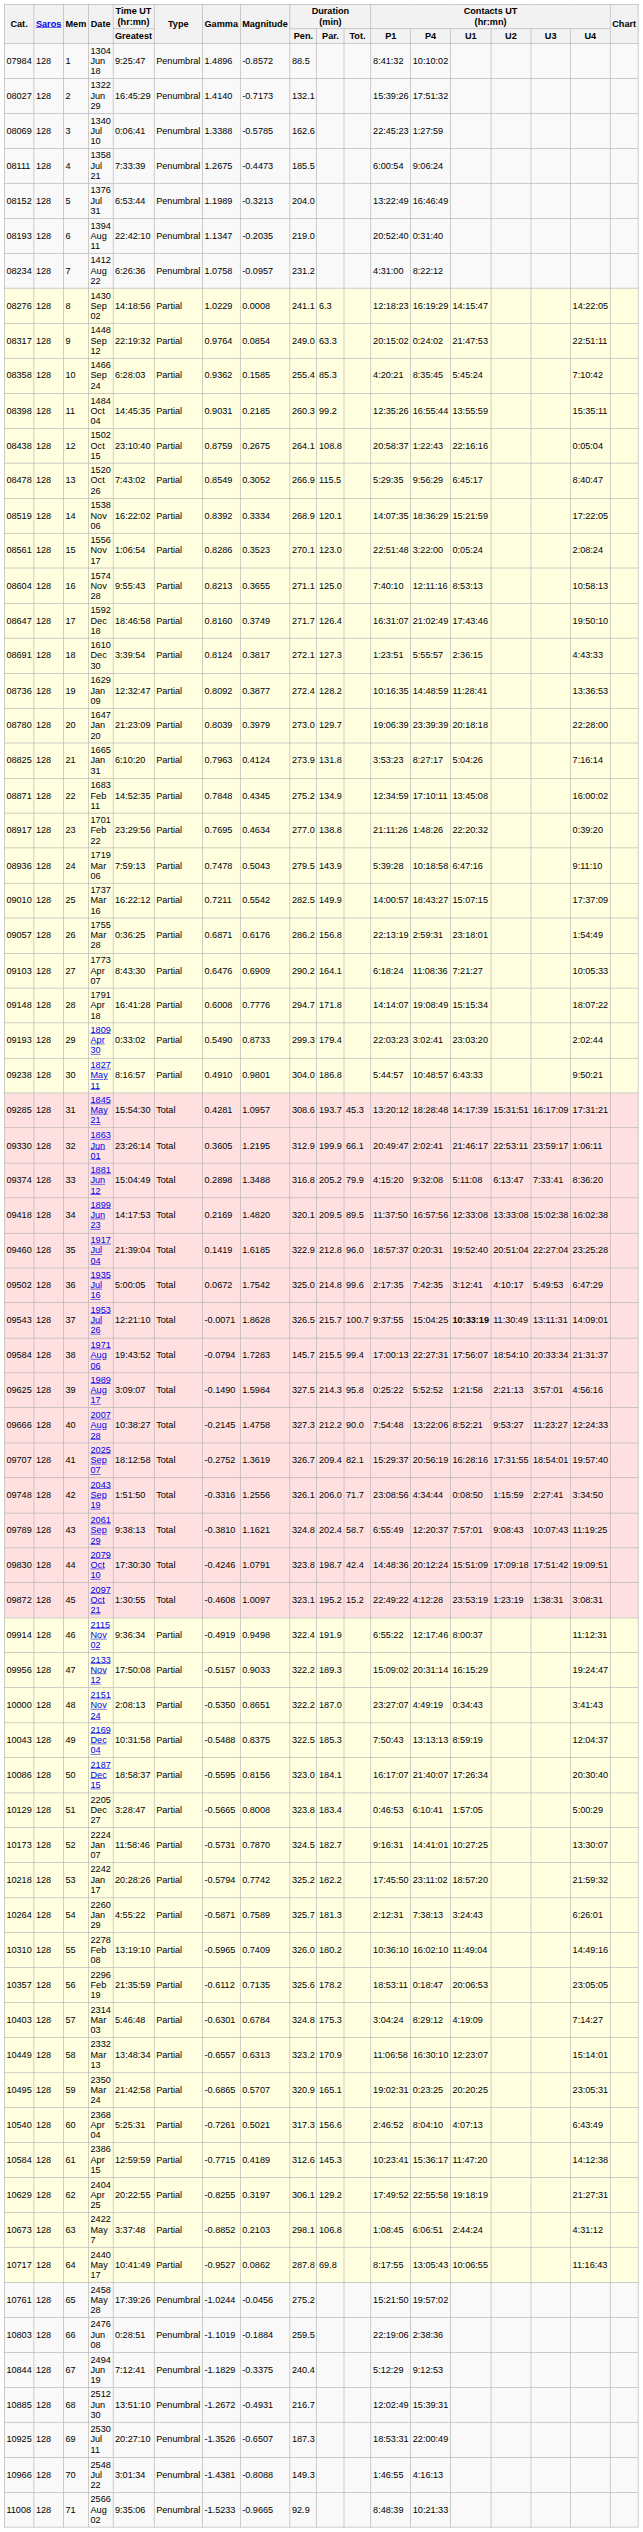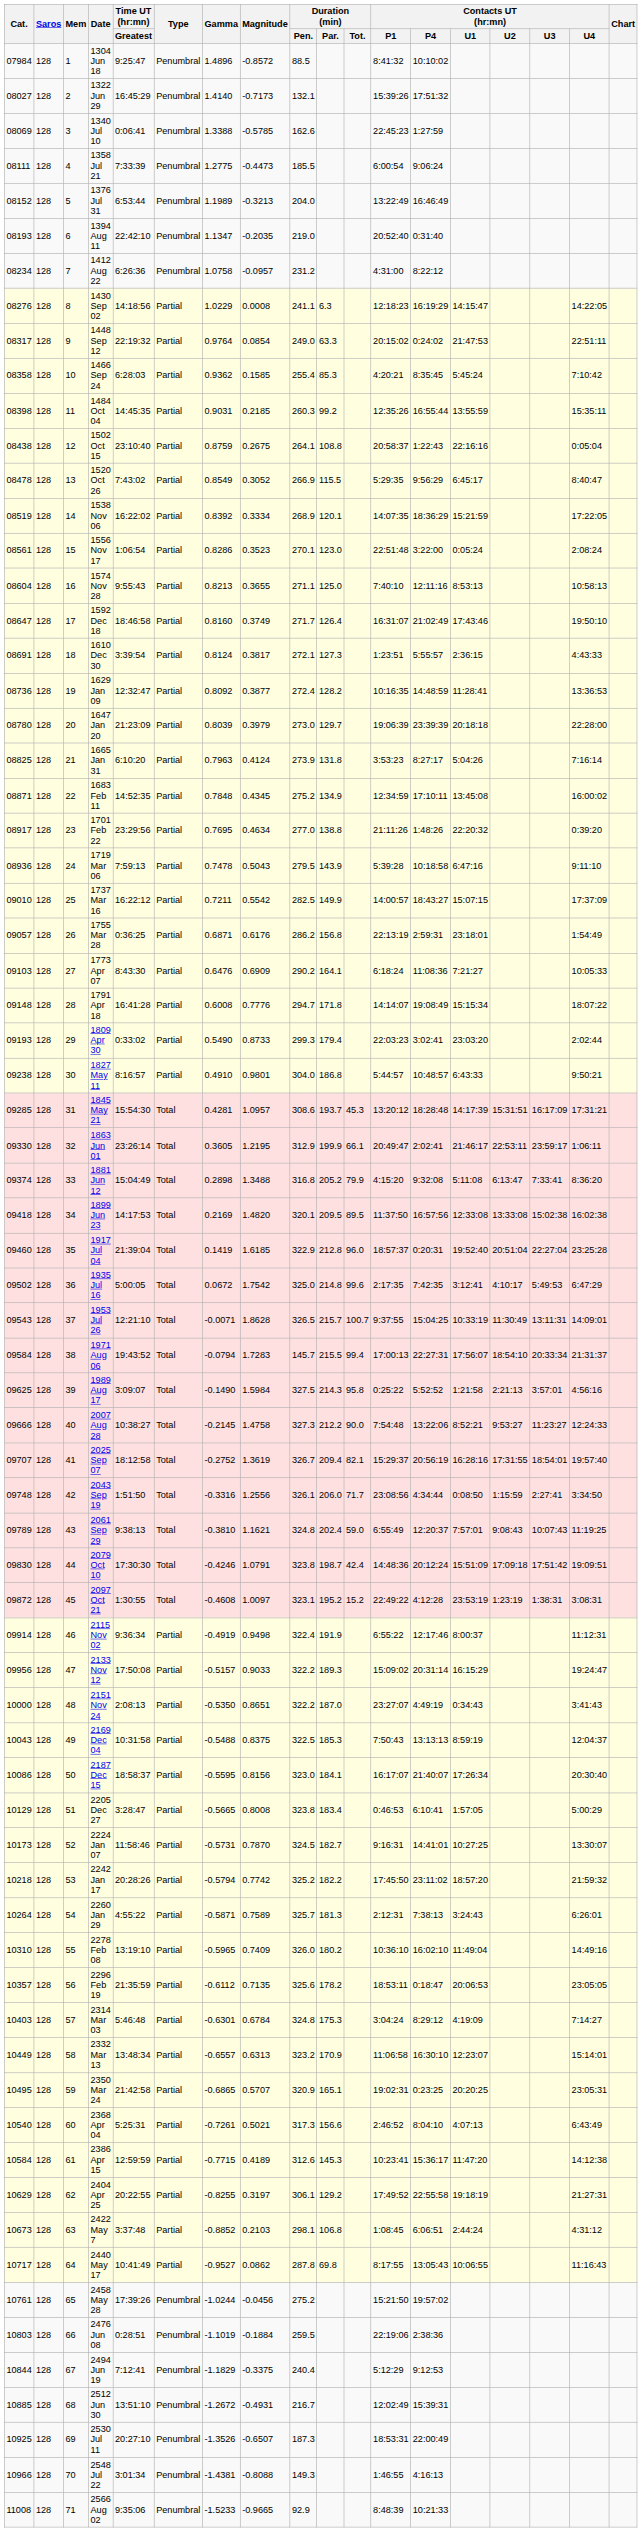(218, 166) 1.2675 -> (218, 166) 1.2775
(471, 1320) bold -> (470, 1320) normal
(355, 1530) 58.7 -> (355, 1530) 59.0
